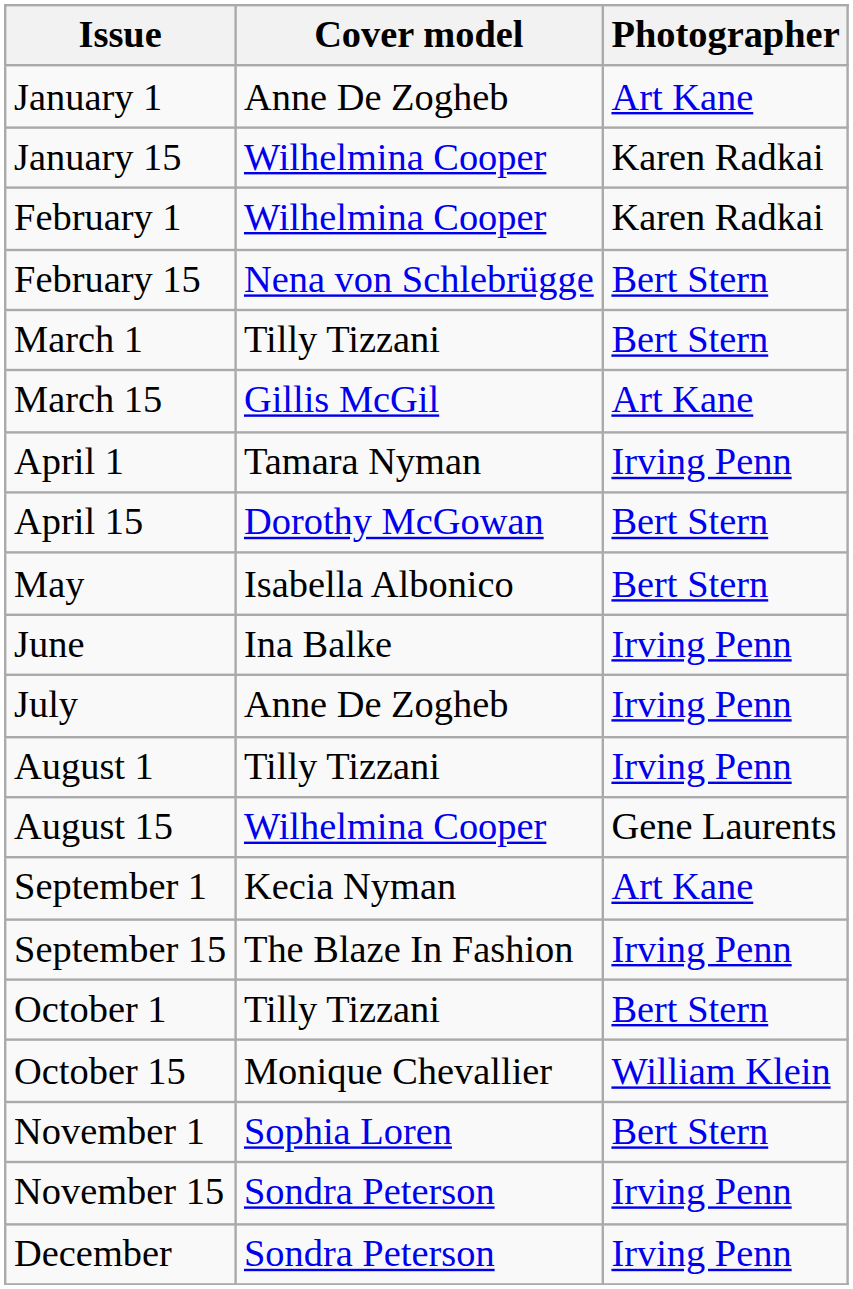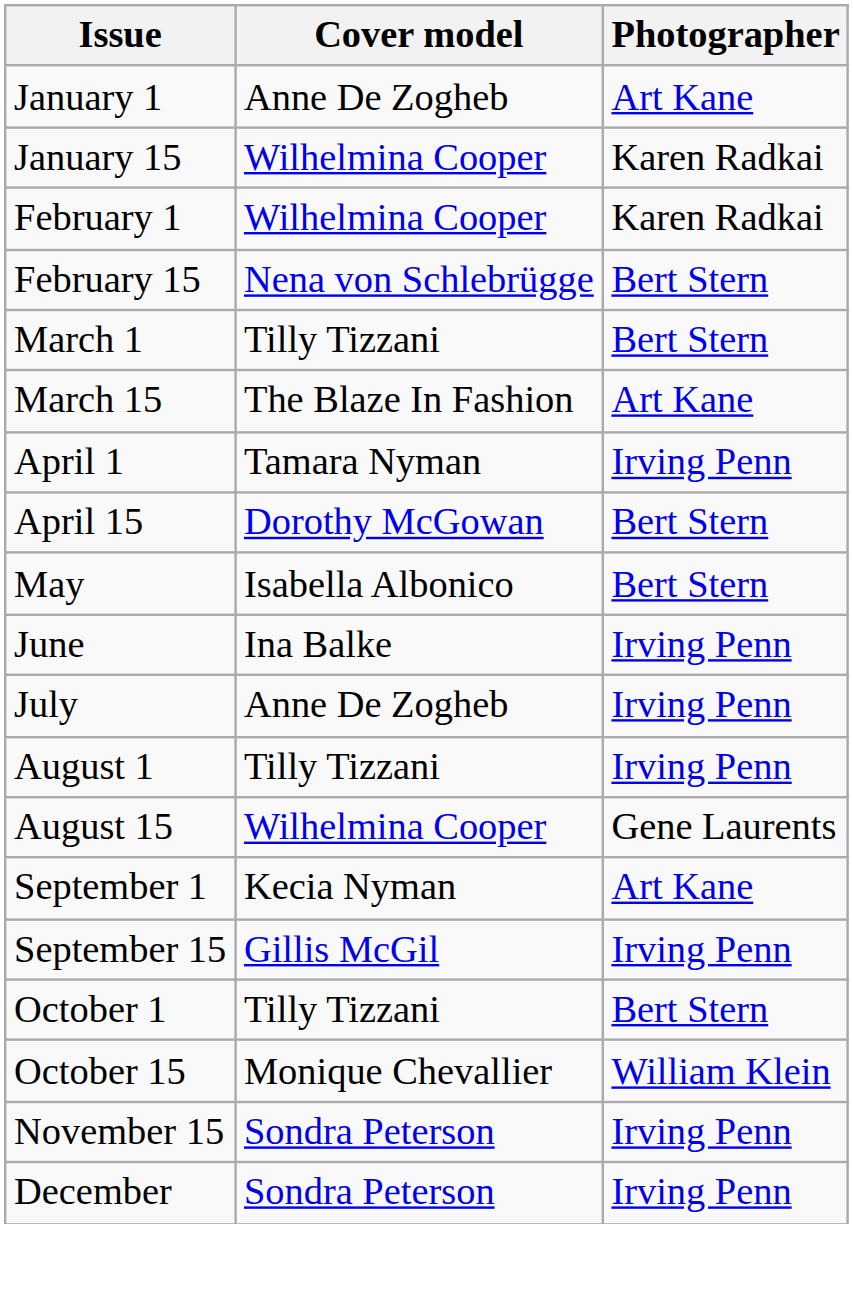(342, 400) Gillis McGil -> (409, 400) The Blaze In Fashion
(409, 948) The Blaze In Fashion -> (342, 948) Gillis McGil
- row: (109, 1131)
